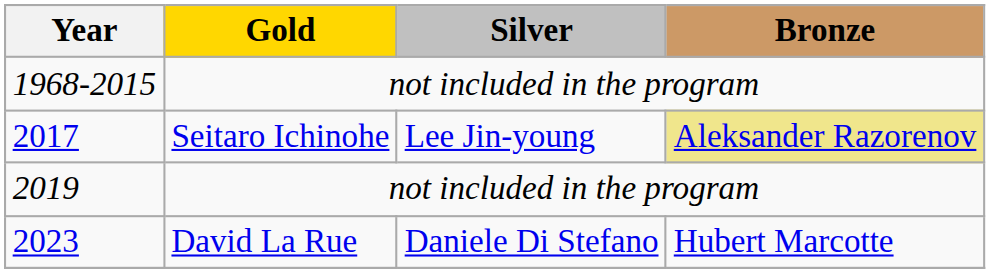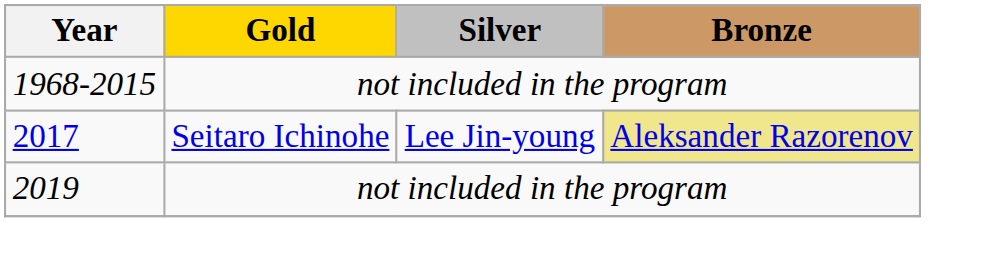- row: (46, 240)
